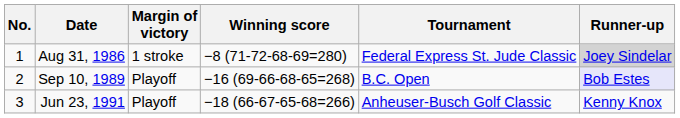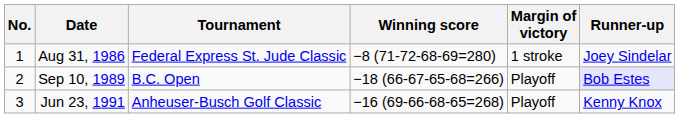columns swapped: (469, 24) <-> (164, 24)
(627, 56) lightgrey background -> (627, 56) no background
(279, 79) −16 (69-66-68-65=268) -> (429, 79) −18 (66-67-65-68=266)
(279, 102) −18 (66-67-65-68=266) -> (429, 102) −16 (69-66-68-65=268)
